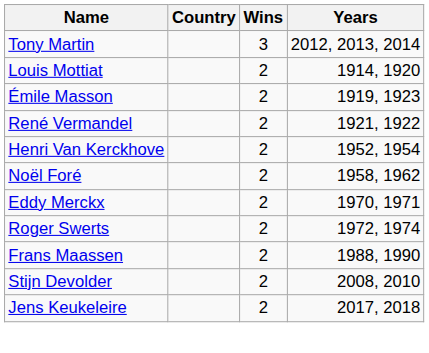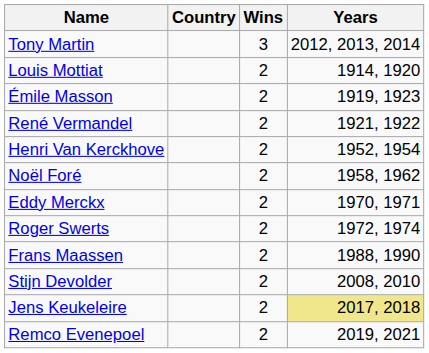(379, 307) no background -> (379, 307) khaki background
+ row: (76, 334)
